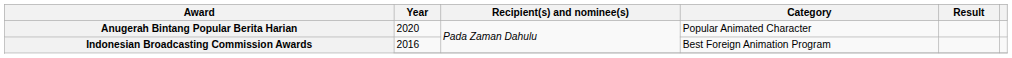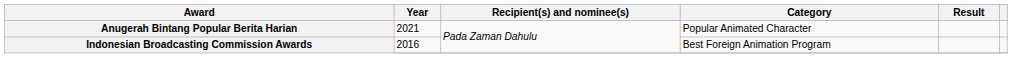(408, 28) 2020 -> (408, 28) 2021
